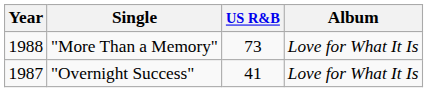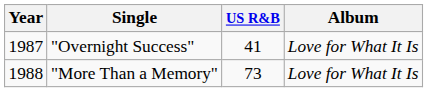rows swapped: (123, 73) <-> (134, 45)
